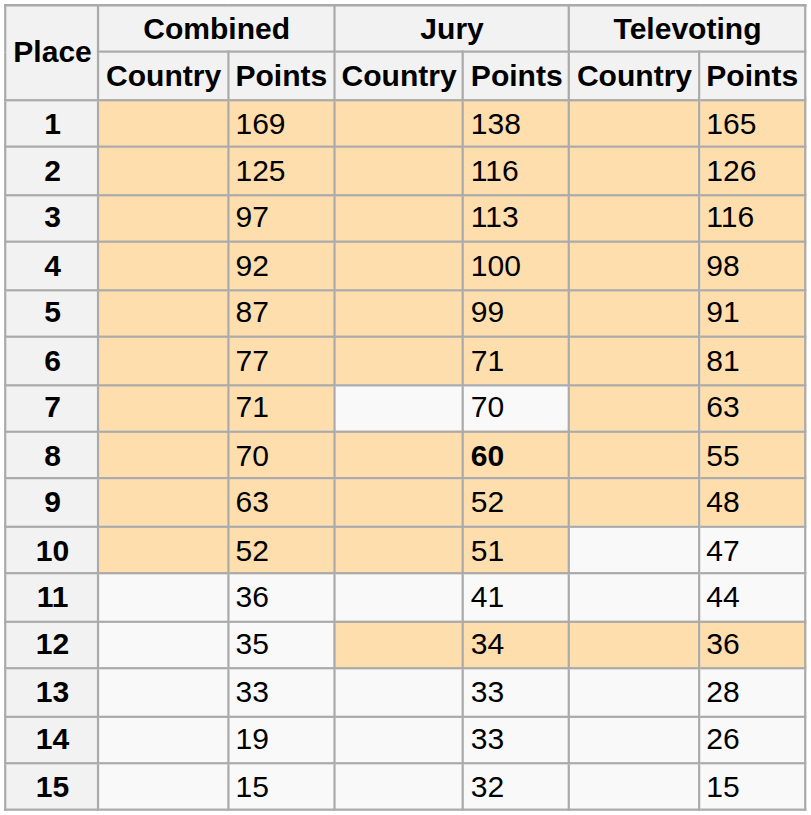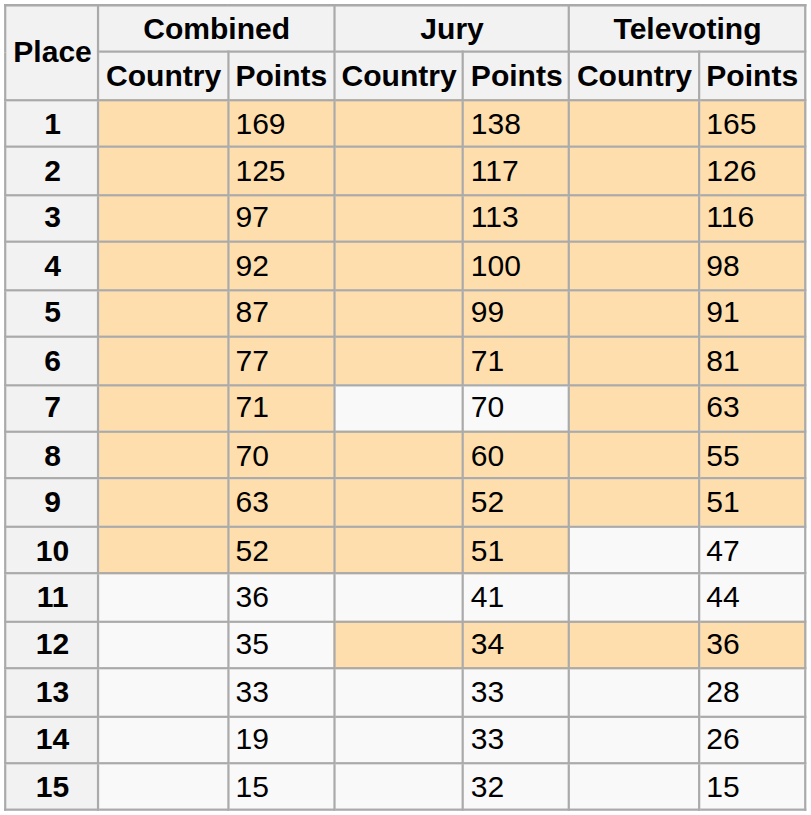(495, 171) 116 -> (495, 171) 117
(488, 455) bold -> (488, 455) normal
(723, 503) 48 -> (723, 503) 51
